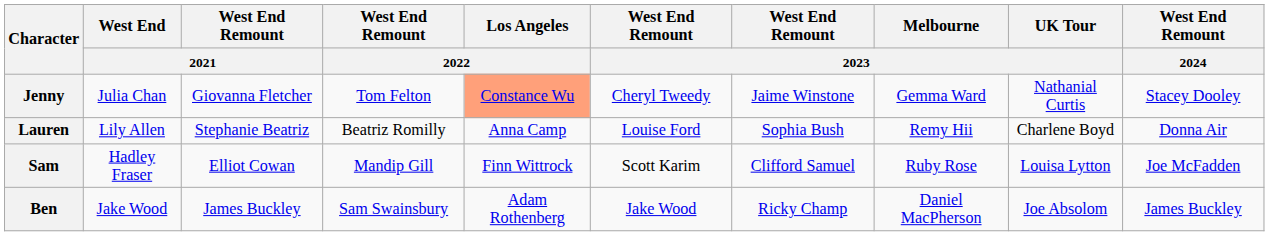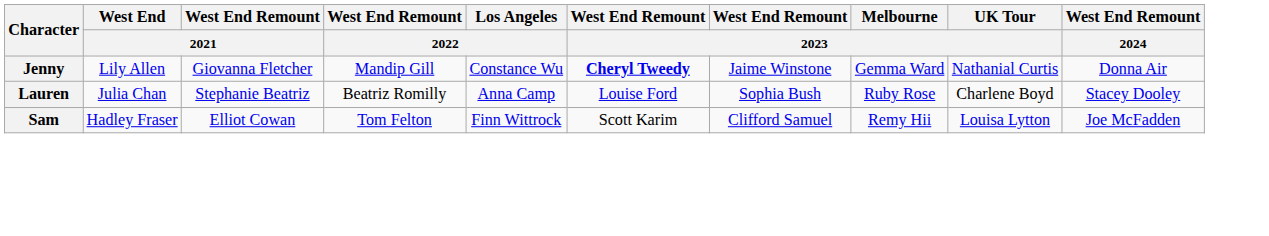(132, 95) Julia Chan -> (132, 68) Lily Allen
(394, 95) Tom Felton -> (395, 68) Mandip Gill
(527, 95) lightsalmon background -> (516, 68) no background
(661, 95) normal -> (638, 68) bold
(1193, 95) Stacey Dooley -> (1133, 68) Donna Air
(132, 130) Lily Allen -> (132, 94) Julia Chan
(941, 130) Remy Hii -> (900, 94) Ruby Rose
(1193, 130) Donna Air -> (1133, 94) Stacey Dooley
(394, 165) Mandip Gill -> (395, 119) Tom Felton
(941, 165) Ruby Rose -> (900, 119) Remy Hii
- row: (44, 209)
